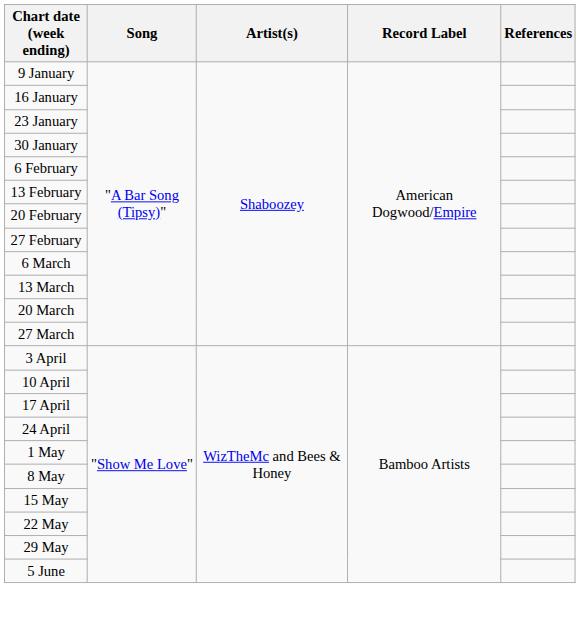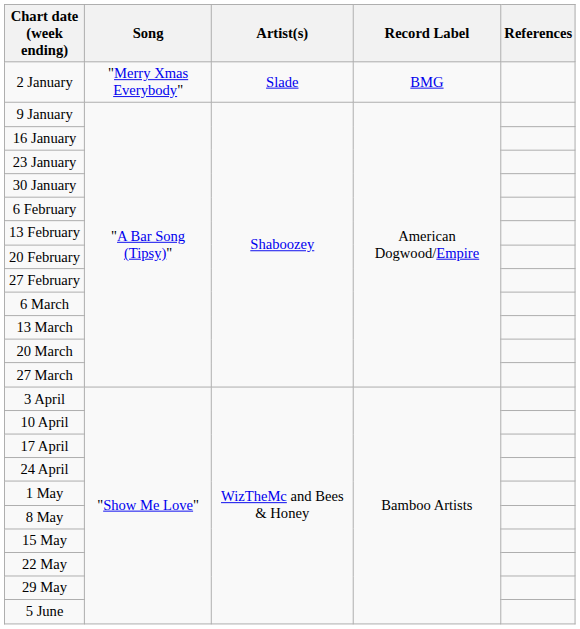+ row: (45, 81)
